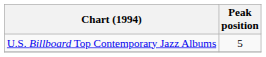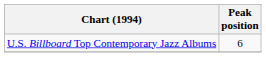(240, 43) 5 -> (240, 43) 6
